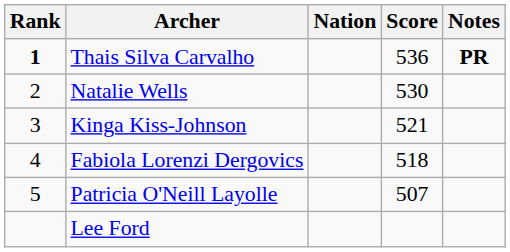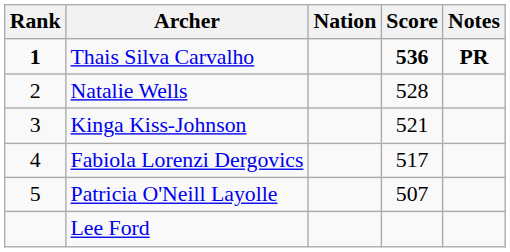(412, 56) normal -> (412, 56) bold
(412, 90) 530 -> (412, 90) 528
(412, 159) 518 -> (412, 159) 517
